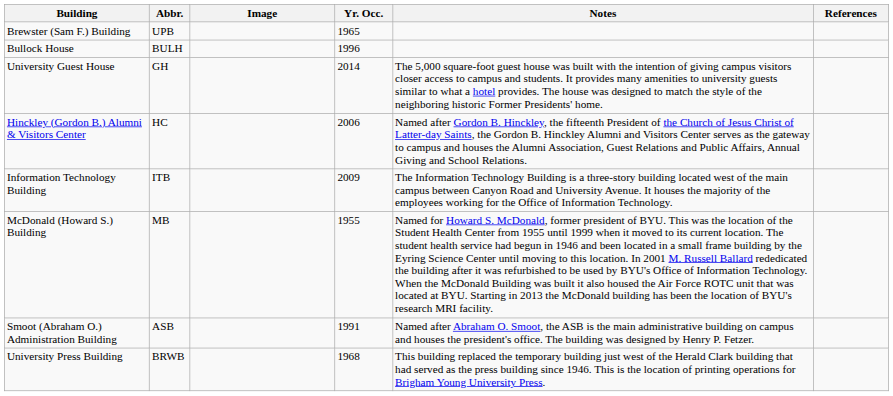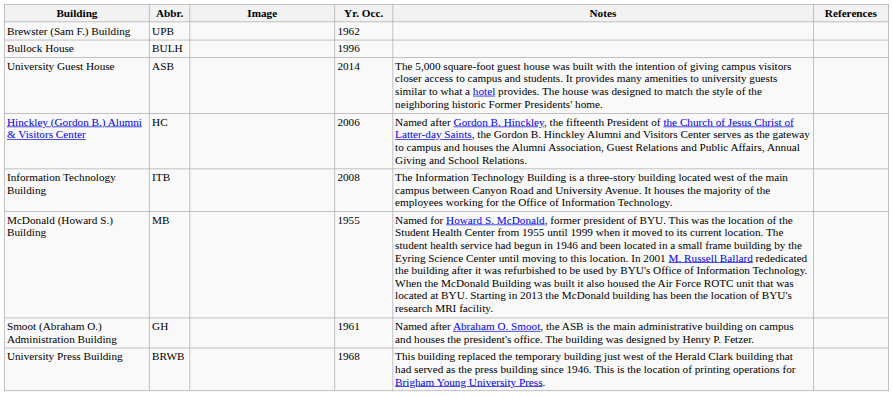(349, 31) 1965 -> (349, 31) 1962
(160, 66) GH -> (163, 66) ASB
(349, 177) 2009 -> (349, 177) 2008
(163, 326) ASB -> (160, 326) GH
(349, 326) 1991 -> (349, 326) 1961
